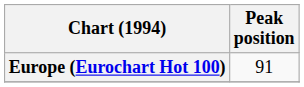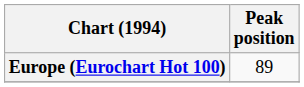(264, 67) 91 -> (264, 67) 89
